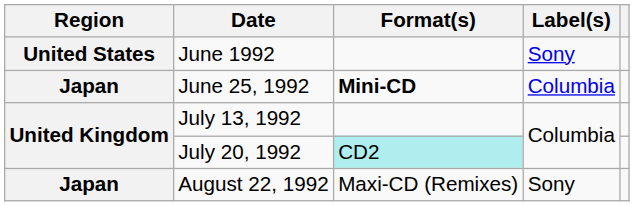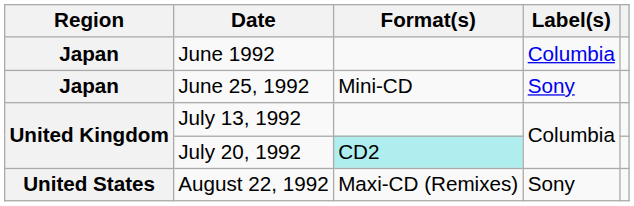(89, 53) United States -> (89, 53) Japan
(551, 53) Sony -> (571, 53) Columbia
(377, 86) bold -> (375, 86) normal
(571, 86) Columbia -> (551, 86) Sony
(89, 184) Japan -> (89, 184) United States
